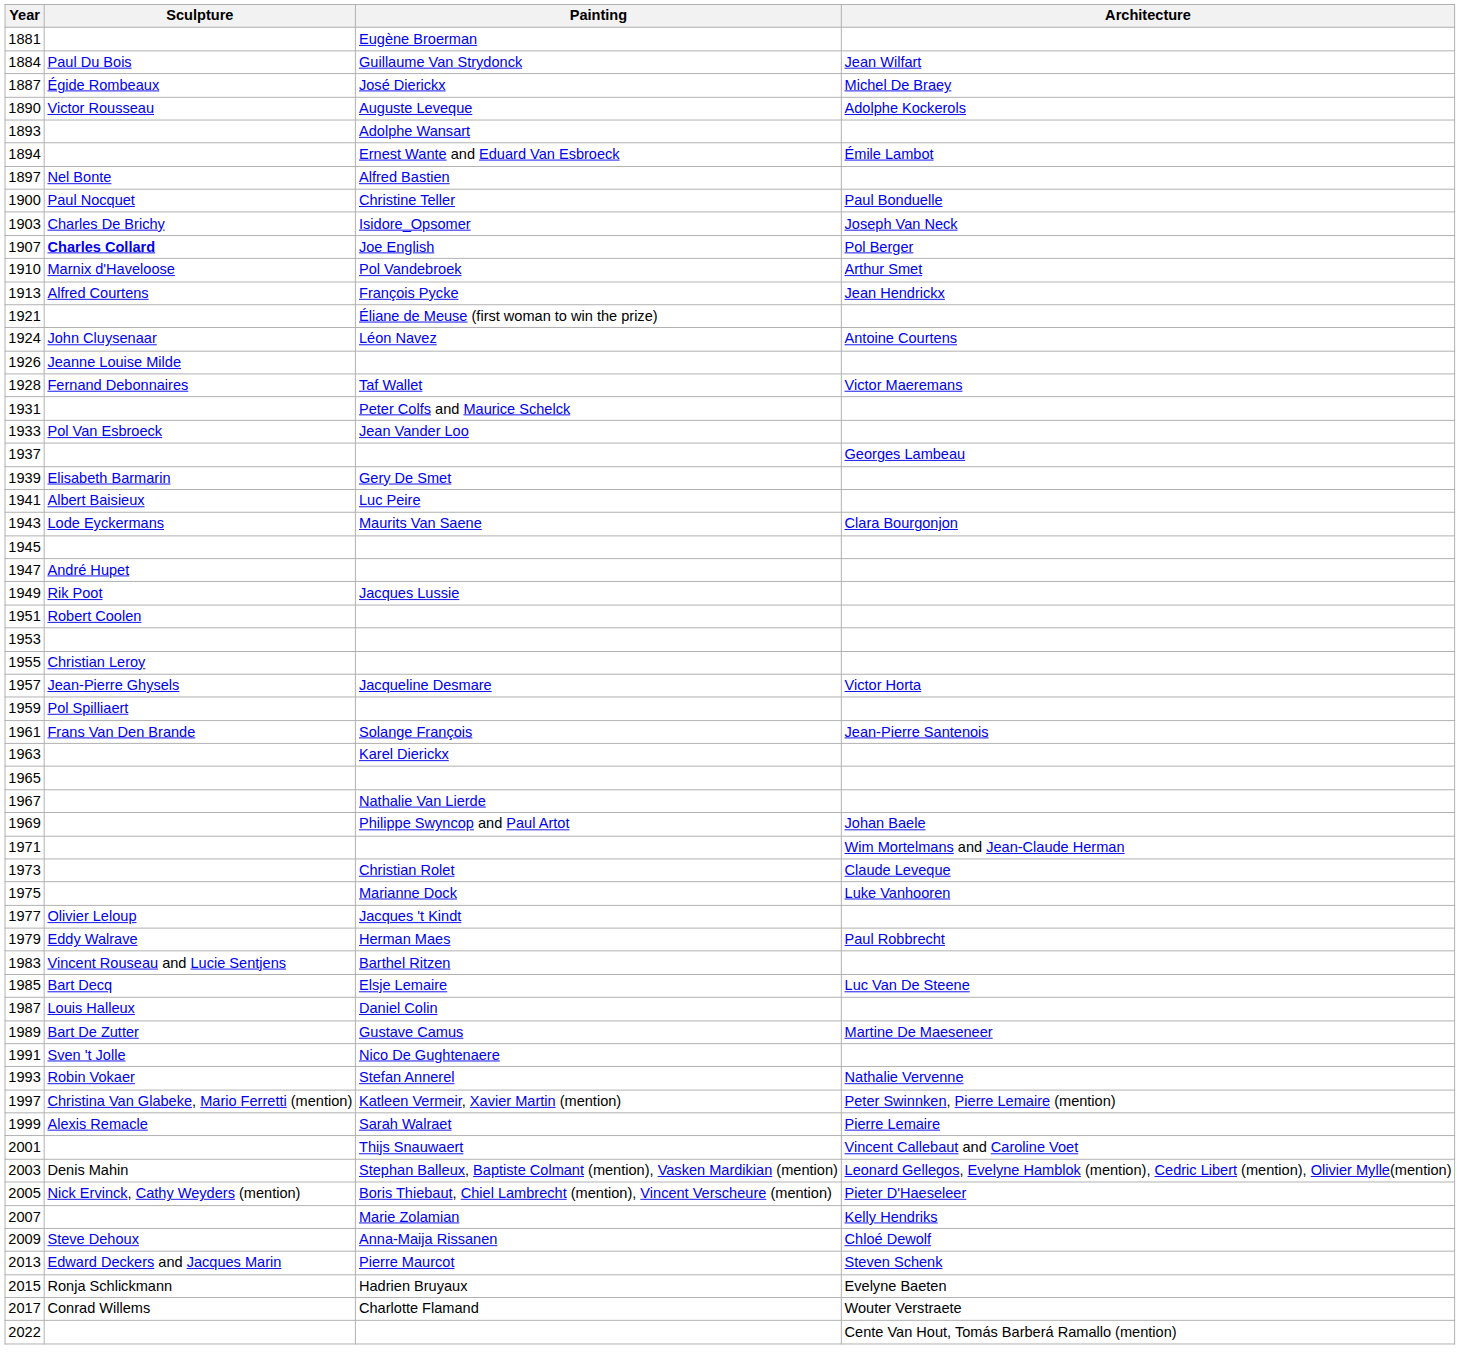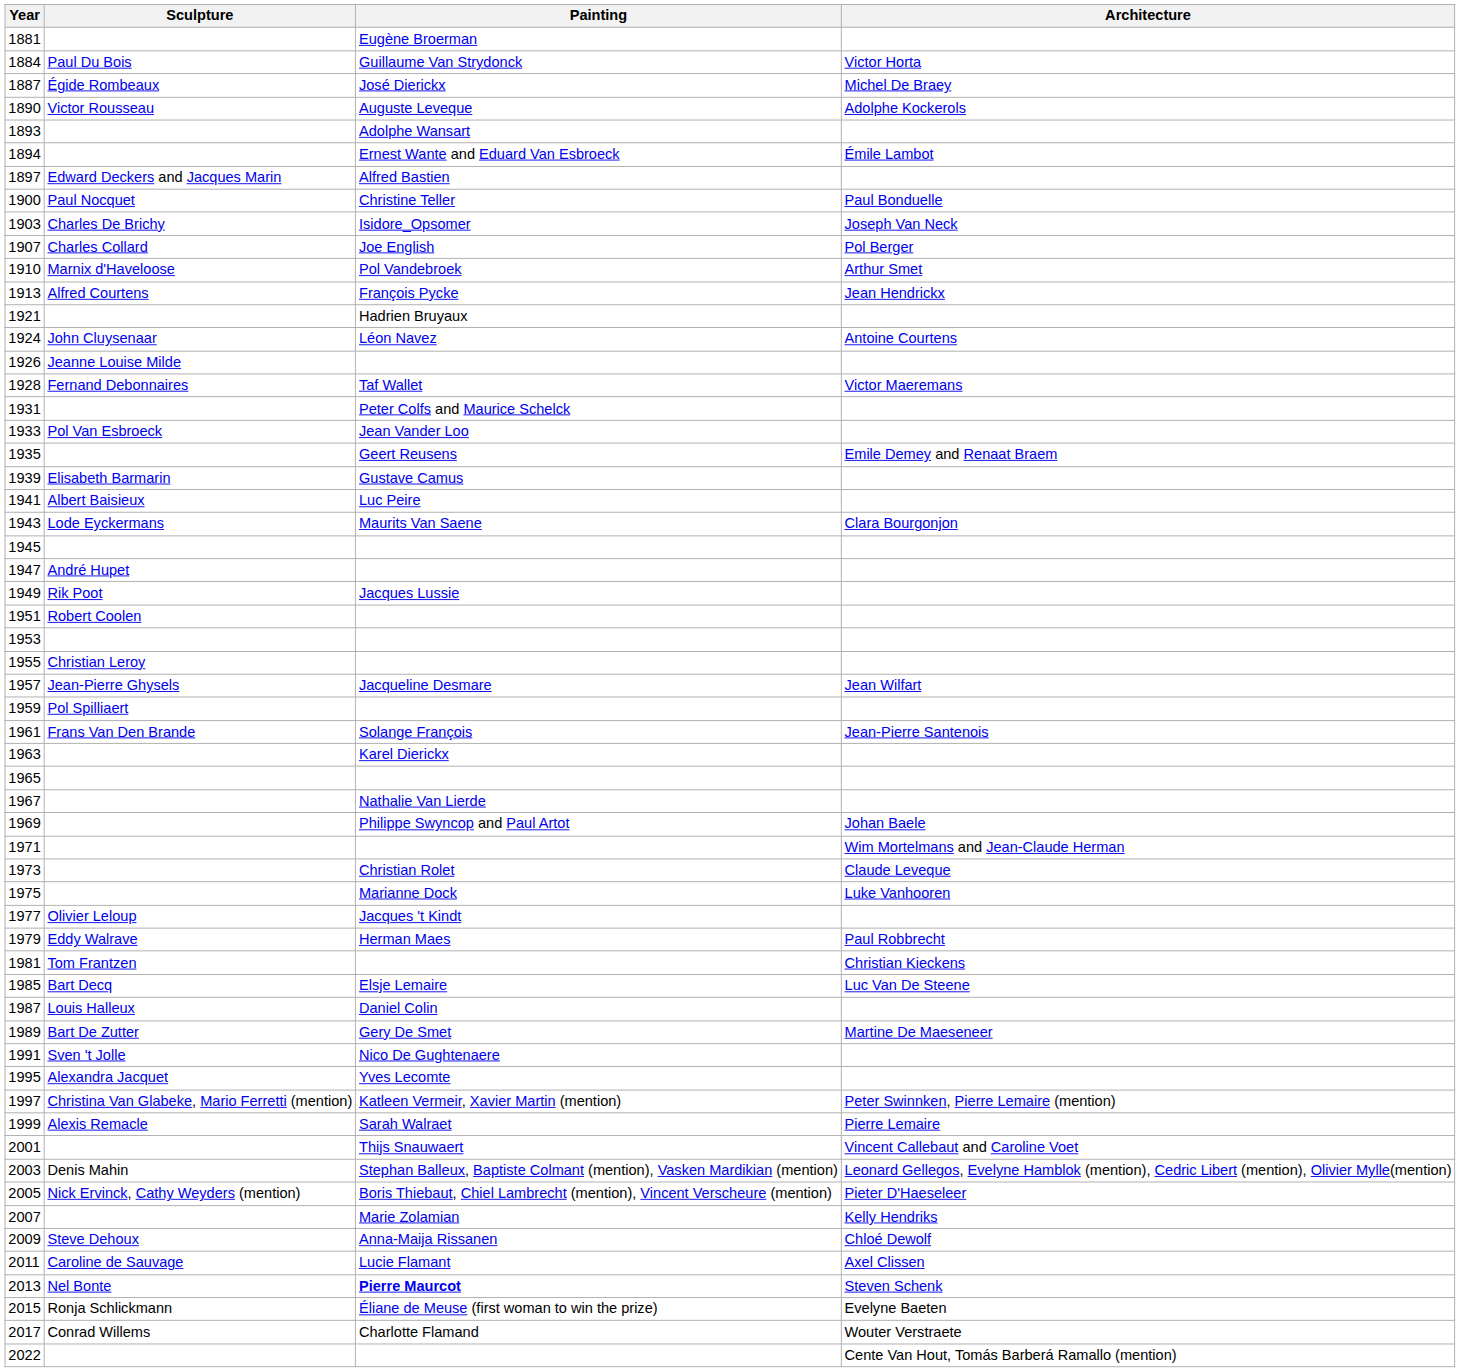(883, 62) Jean Wilfart -> (883, 62) Victor Horta
(79, 177) Nel Bonte -> (164, 177) Edward Deckers and Jacques Marin
(101, 246) bold -> (98, 246) normal
(508, 316) Éliane de Meuse (first woman to win the prize) -> (413, 316) Hadrien Bruyaux
+ row: (25, 454)
- row: (25, 454)
(405, 477) Gery De Smet -> (411, 477) Gustave Camus
(883, 685) Victor Horta -> (883, 685) Jean Wilfart
+ row: (25, 962)
- row: (25, 962)
(411, 1032) Gustave Camus -> (405, 1032) Gery De Smet
- row: (25, 1078)
+ row: (25, 1078)
+ row: (24, 1262)
(164, 1262) Edward Deckers and Jacques Marin -> (79, 1286) Nel Bonte
(407, 1262) normal -> (410, 1286) bold
(413, 1286) Hadrien Bruyaux -> (508, 1309) Éliane de Meuse (first woman to win the prize)
